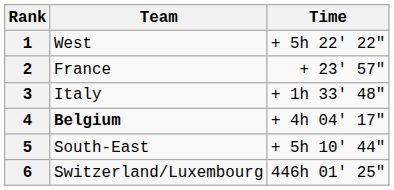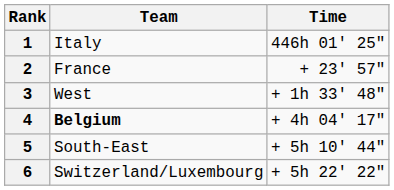(73, 43) West -> (78, 43) Italy
(328, 43) + 5h 22' 22" -> (328, 43) 446h 01' 25"
(78, 95) Italy -> (73, 95) West
(328, 173) 446h 01' 25" -> (328, 173) + 5h 22' 22"
